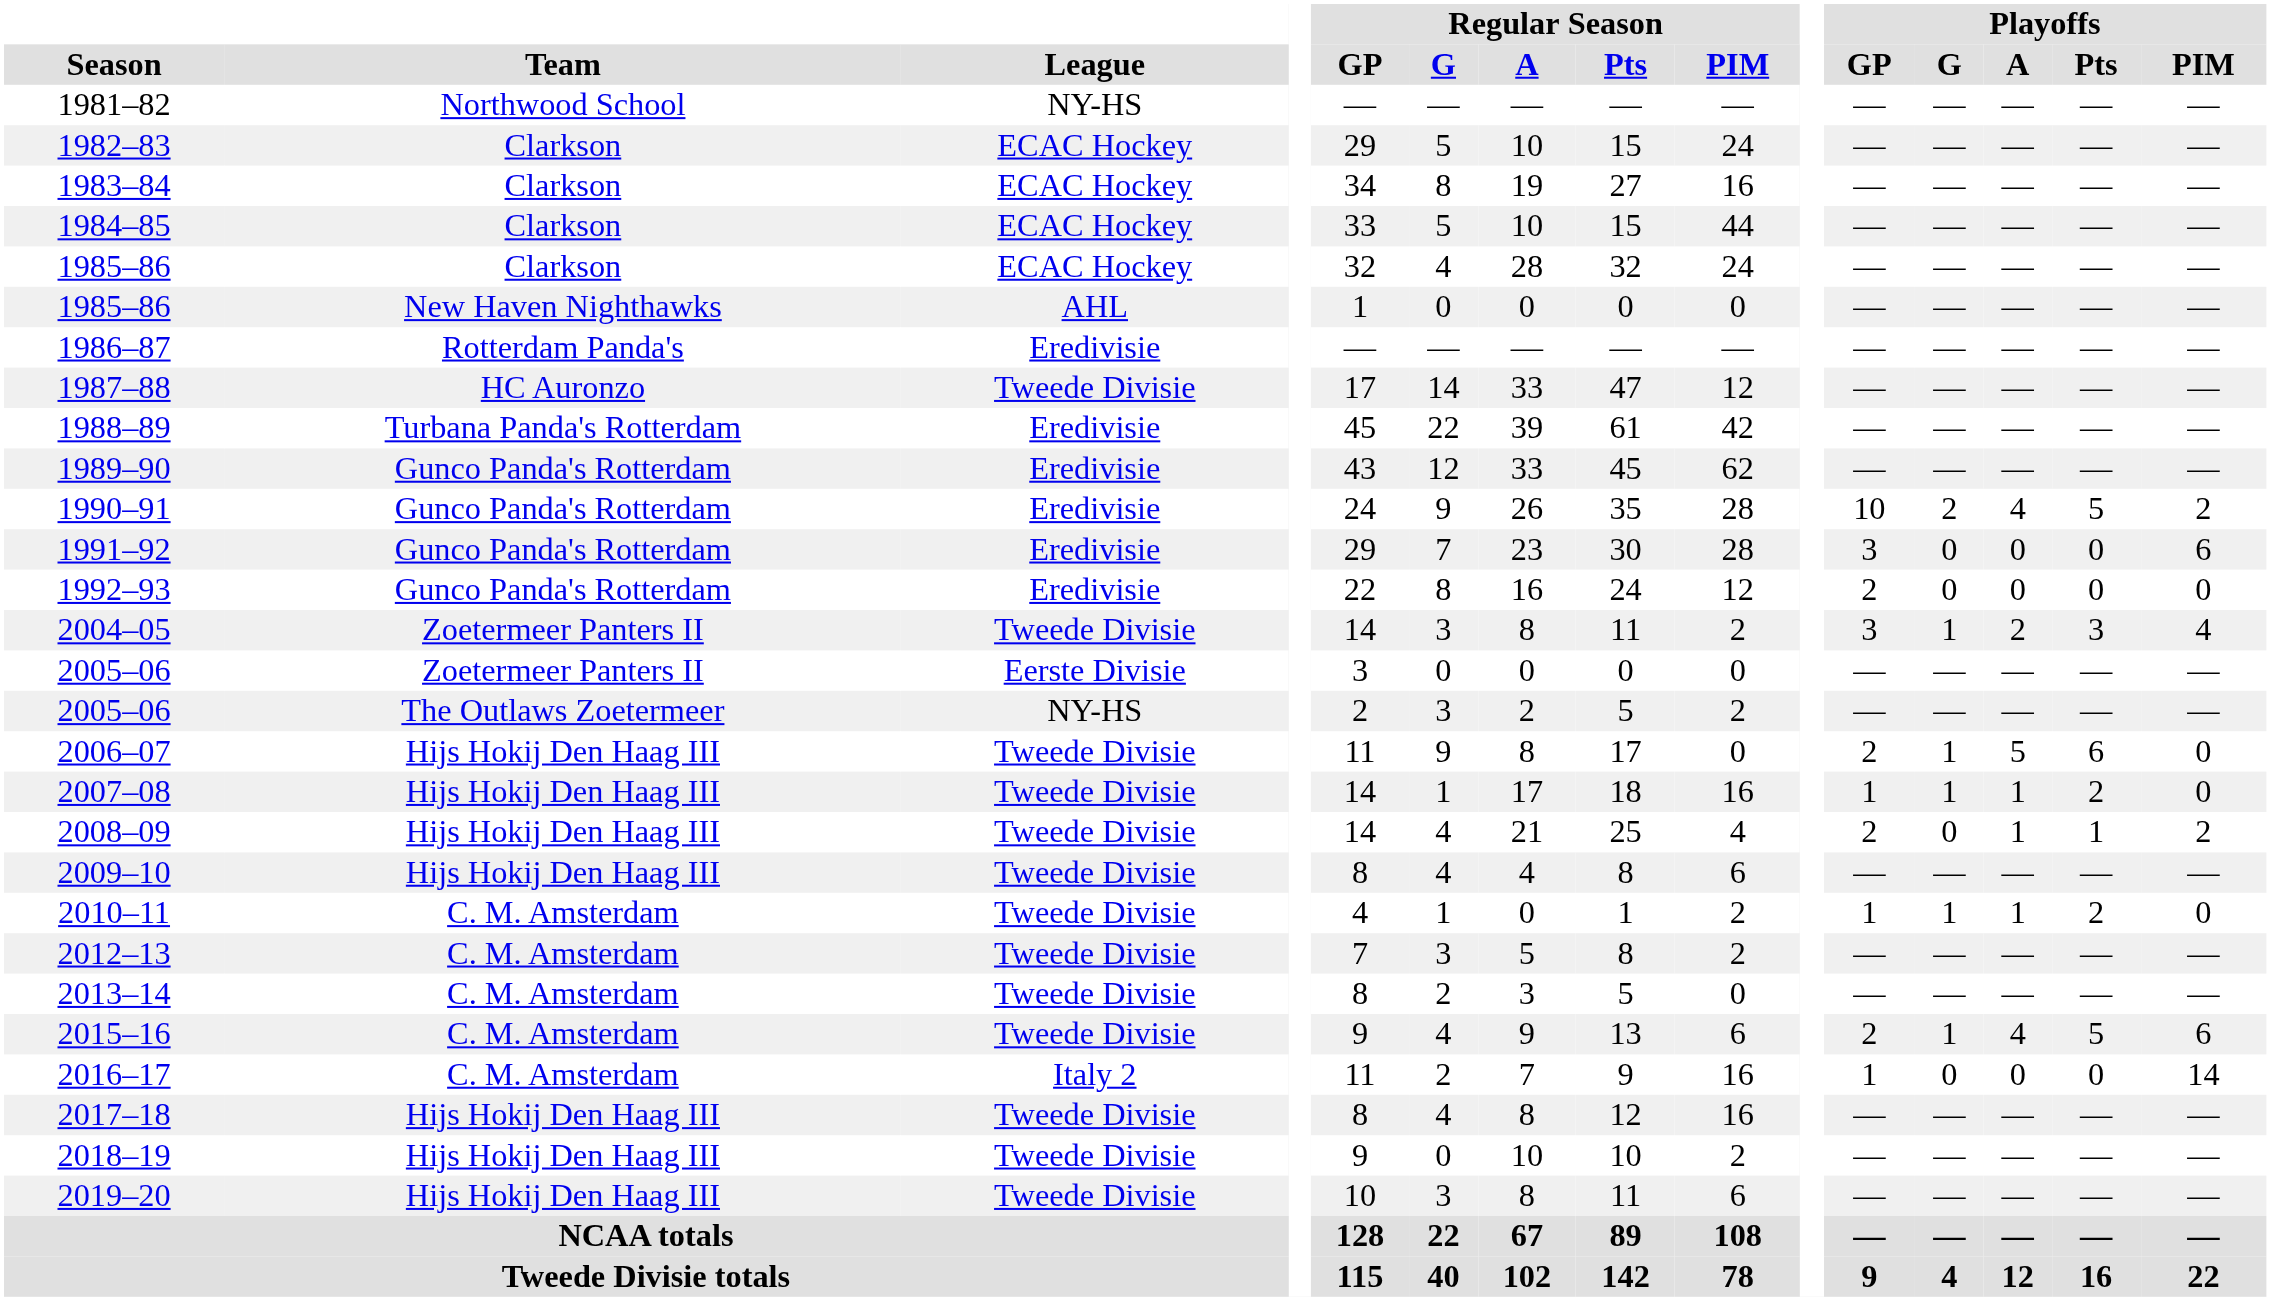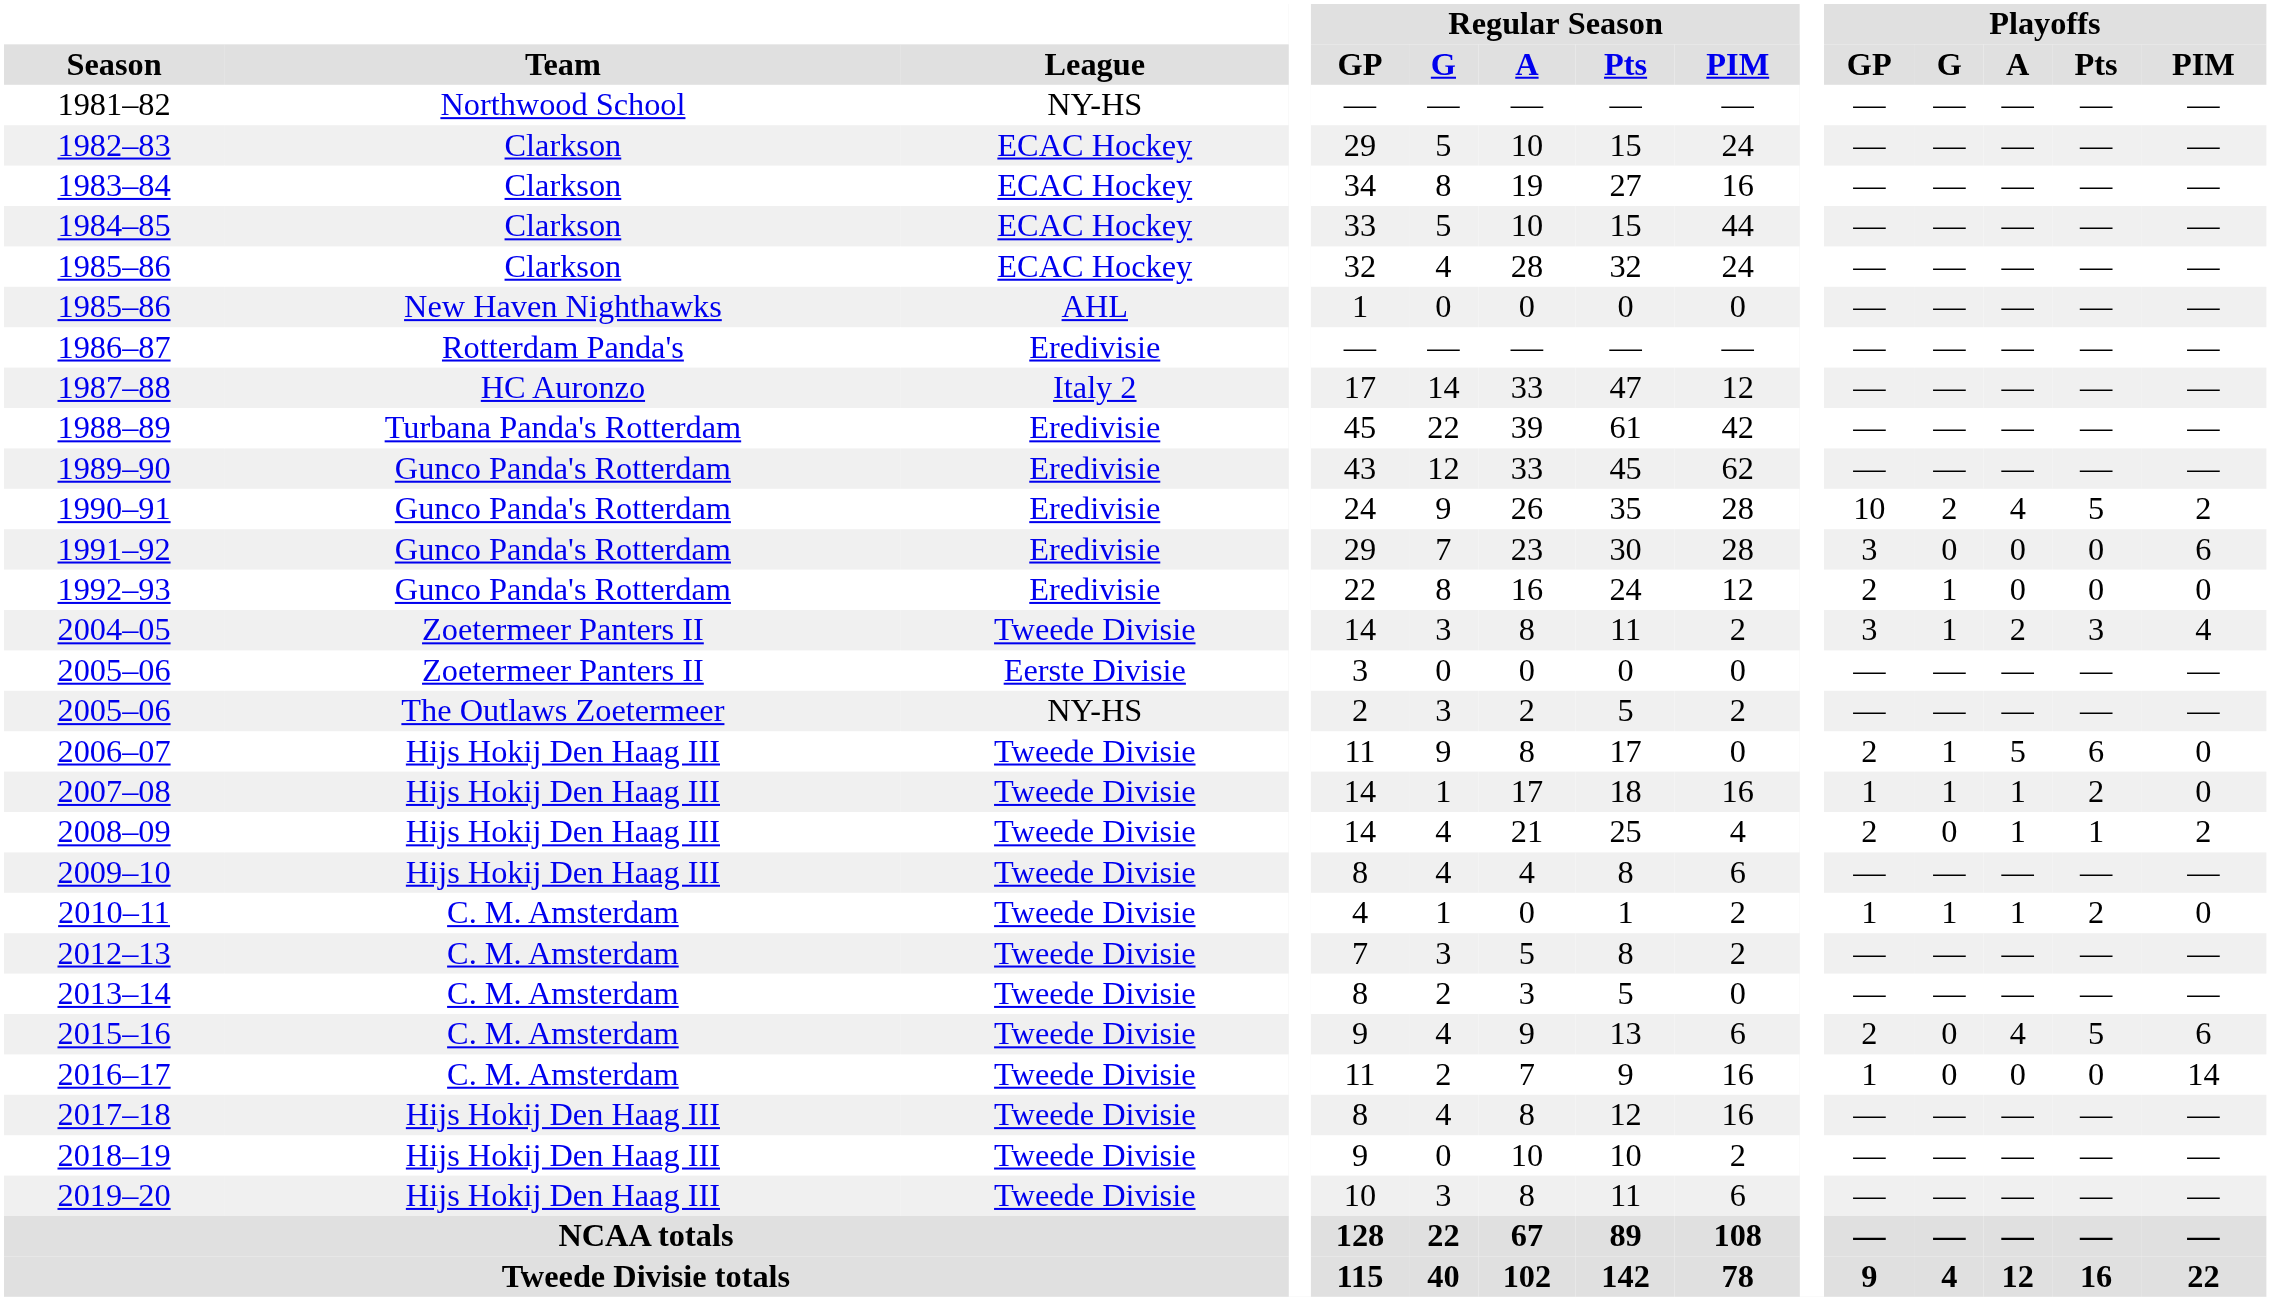(1095, 387) Tweede Divisie -> (1095, 387) Italy 2
(1949, 589) 0 -> (1949, 589) 1
(1949, 1033) 1 -> (1949, 1033) 0
(1095, 1074) Italy 2 -> (1095, 1074) Tweede Divisie
